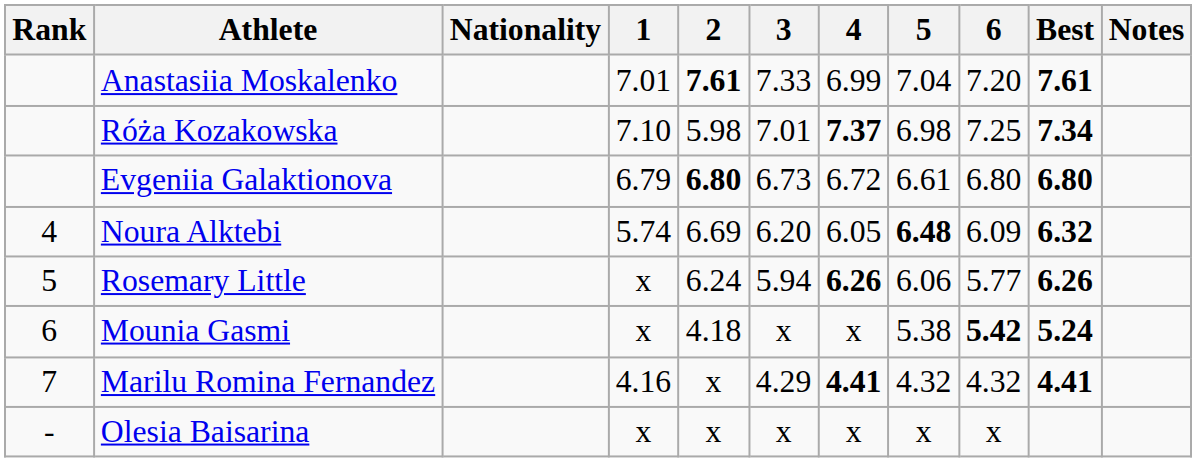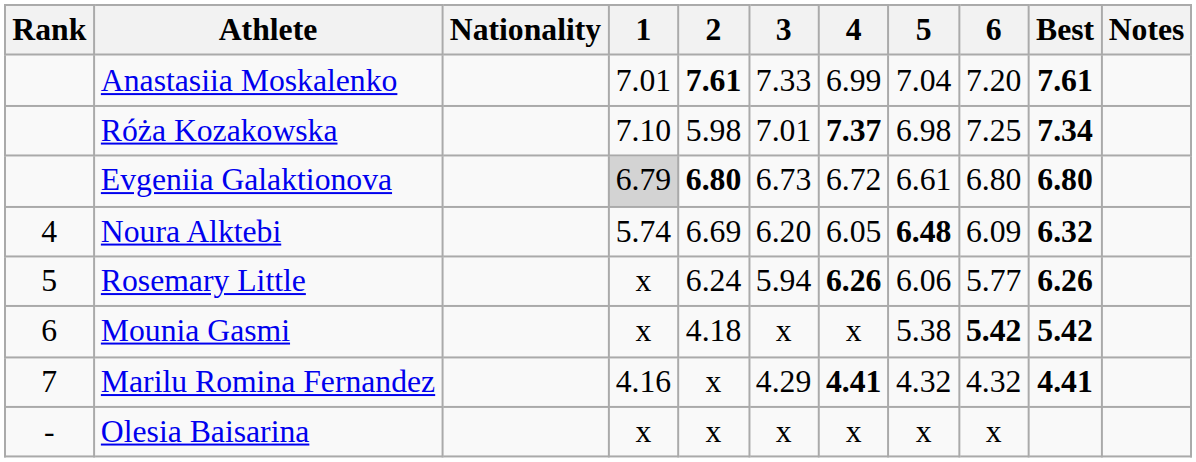(643, 180) no background -> (643, 180) lightgrey background
(1065, 331) 5.24 -> (1065, 331) 5.42
